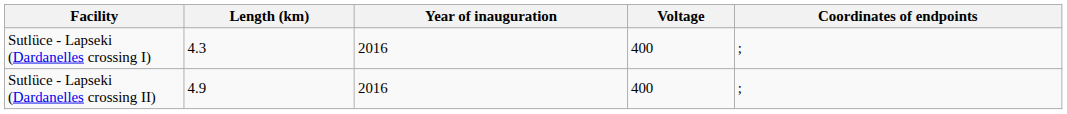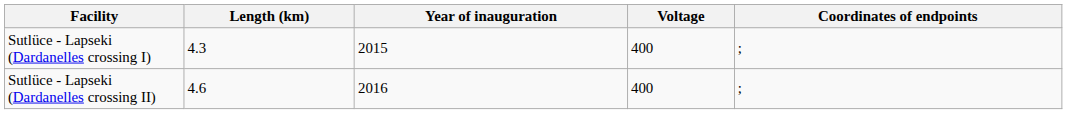(373, 48) 2016 -> (373, 48) 2015
(197, 88) 4.9 -> (197, 88) 4.6
